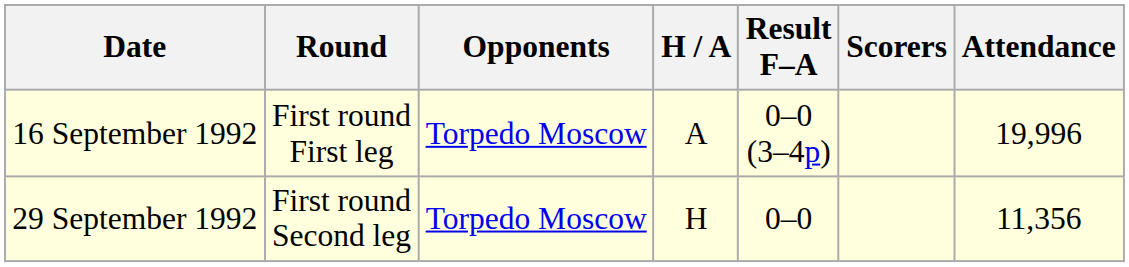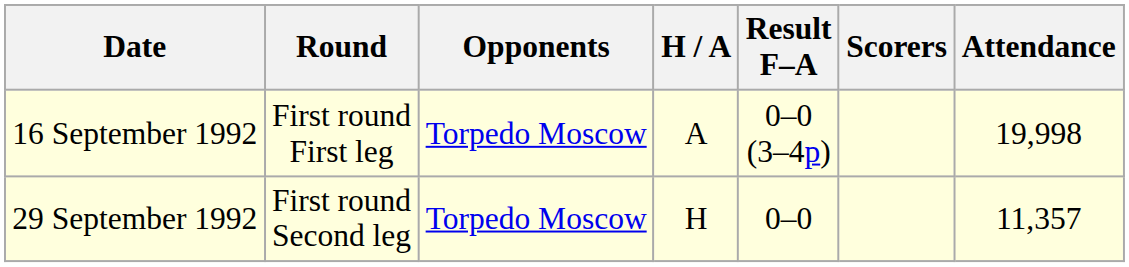(1039, 132) 19,996 -> (1039, 132) 19,998
(1039, 218) 11,356 -> (1039, 218) 11,357
